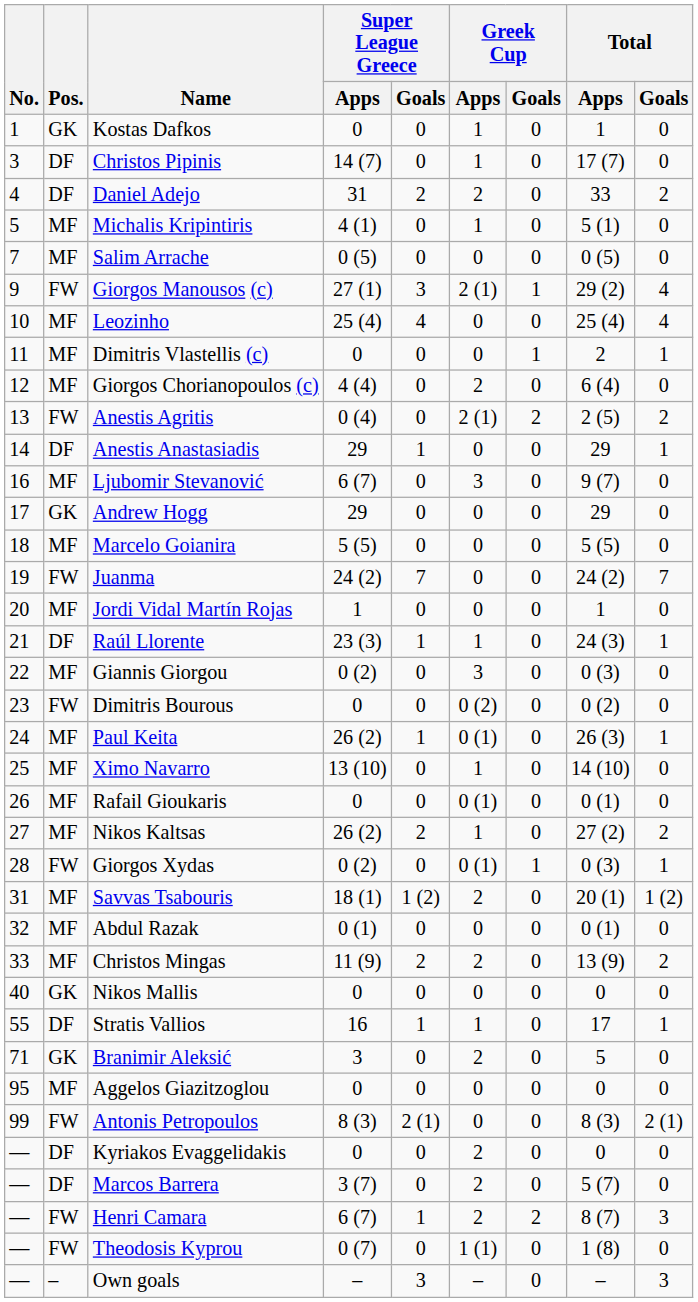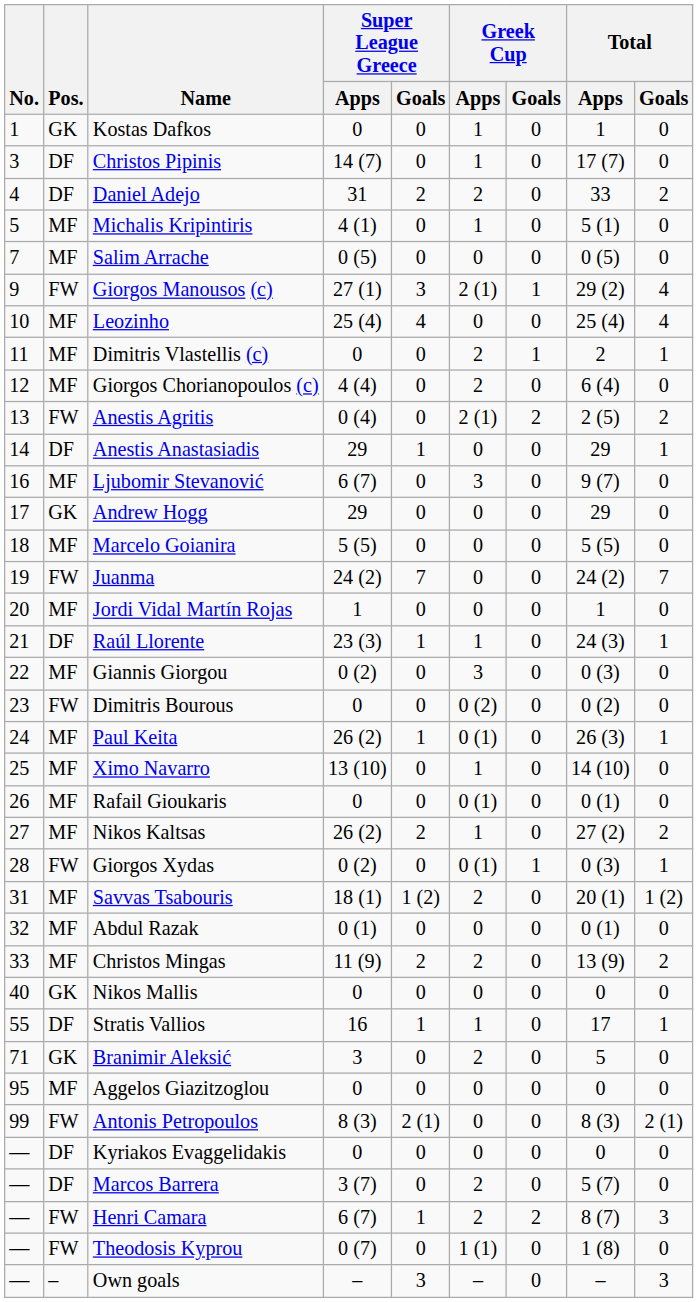(478, 353) 0 -> (478, 353) 2
(478, 1152) 2 -> (478, 1152) 0
